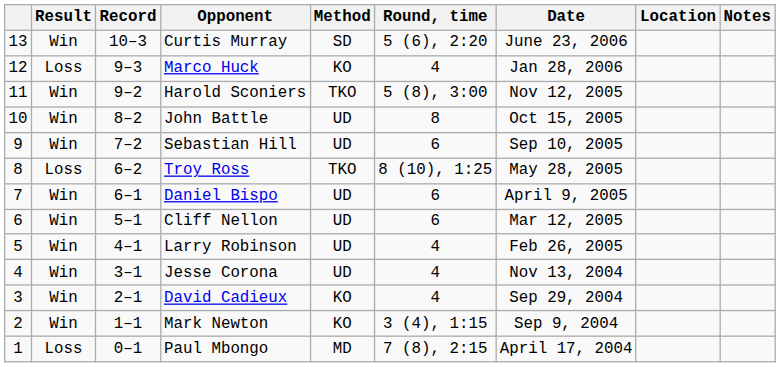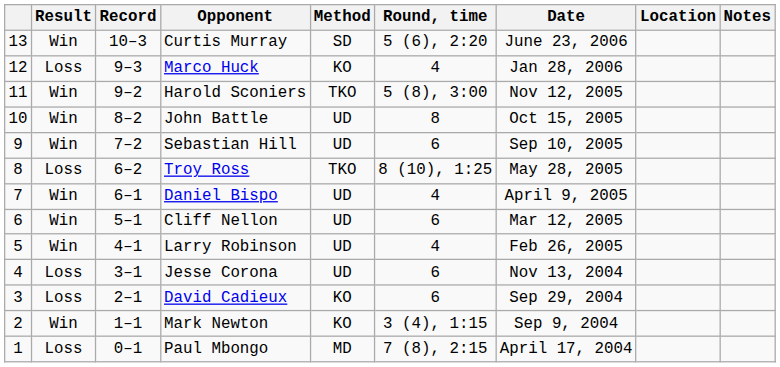(435, 196) 6 -> (435, 196) 4
(63, 273) Win -> (63, 273) Loss
(435, 273) 4 -> (435, 273) 6
(63, 298) Win -> (63, 298) Loss
(435, 298) 4 -> (435, 298) 6
